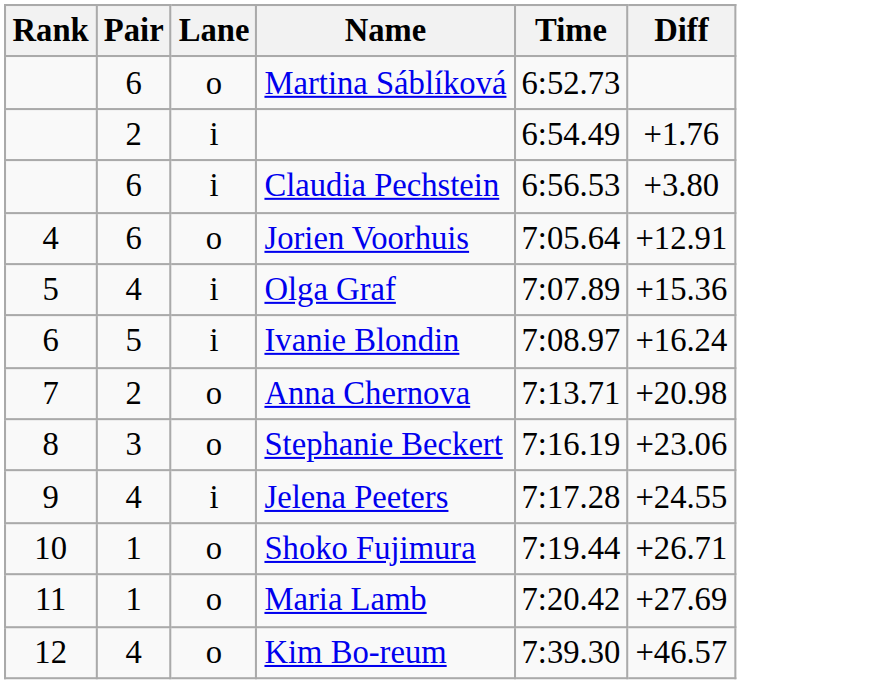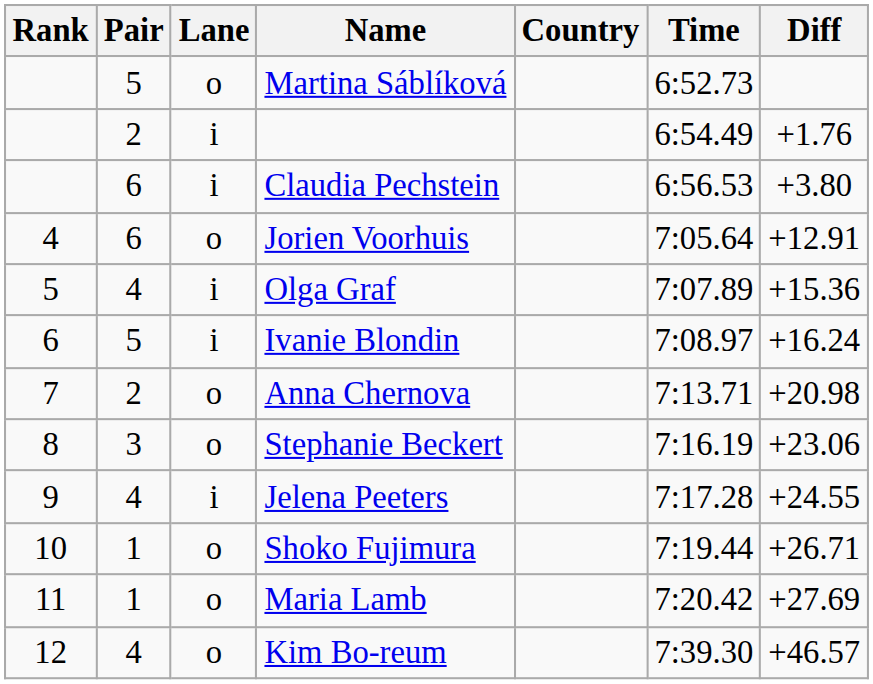+ column: (580, 30)
(134, 82) 6 -> (134, 82) 5
